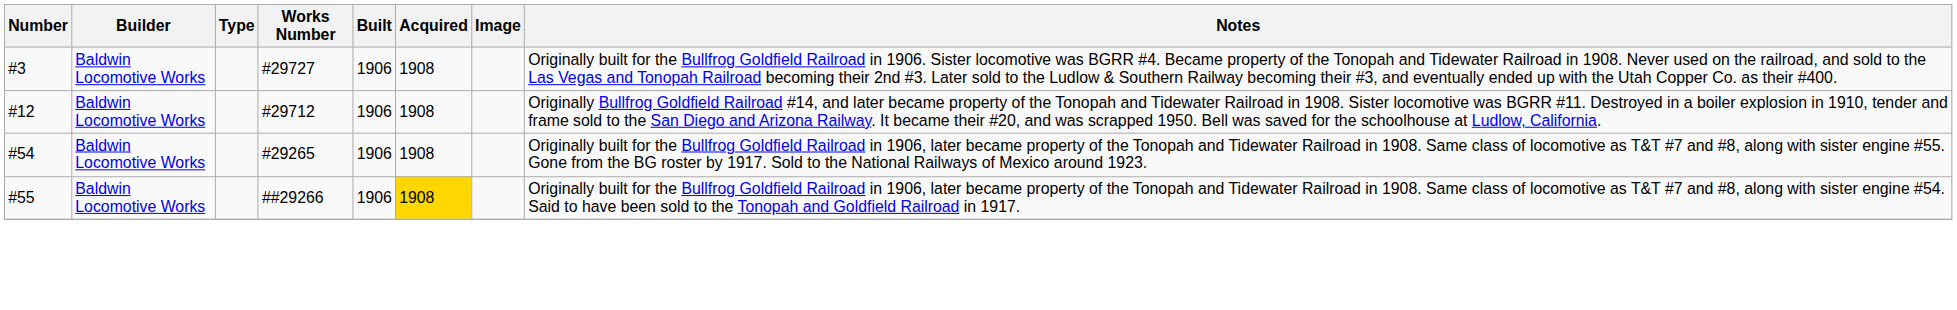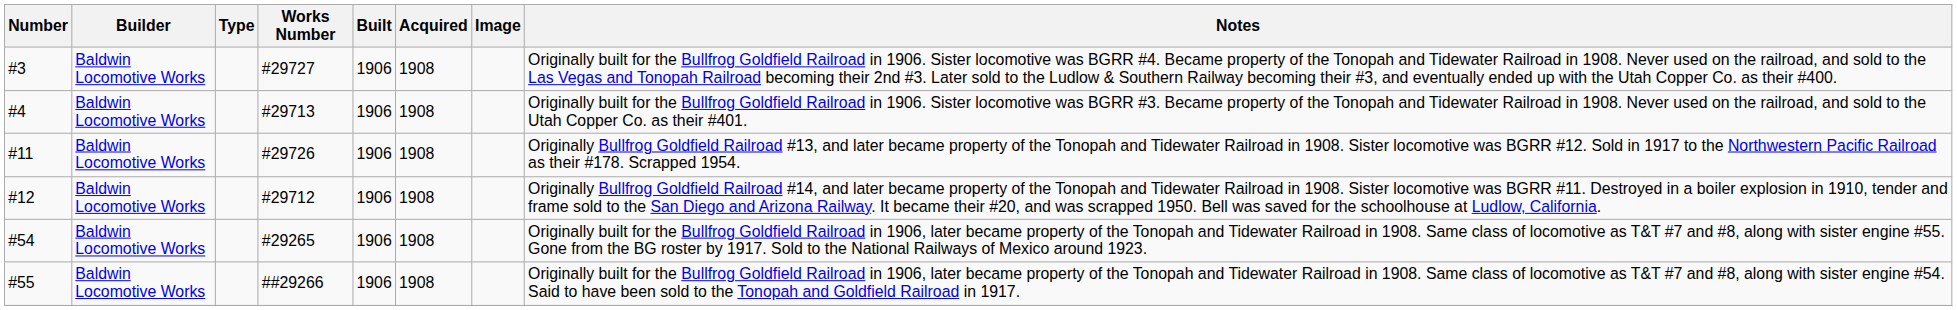+ row: (17, 111)
+ row: (21, 154)
(417, 197) gold background -> (417, 283) no background
